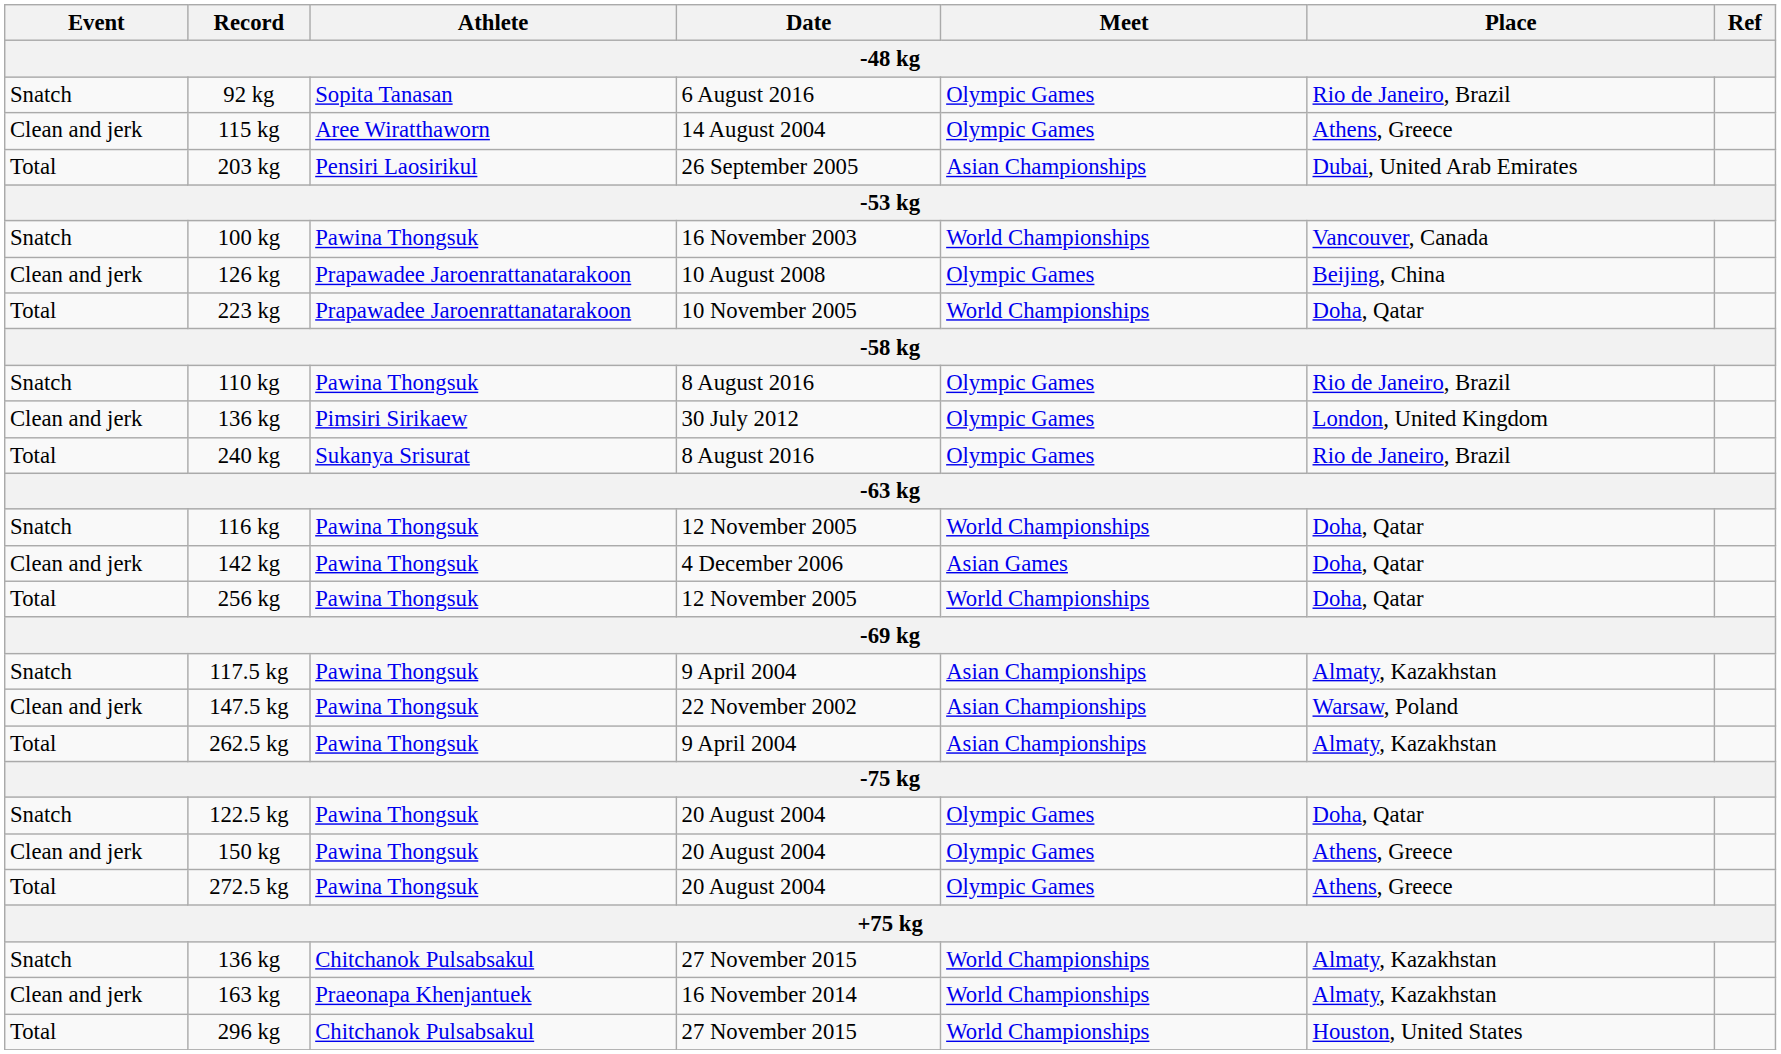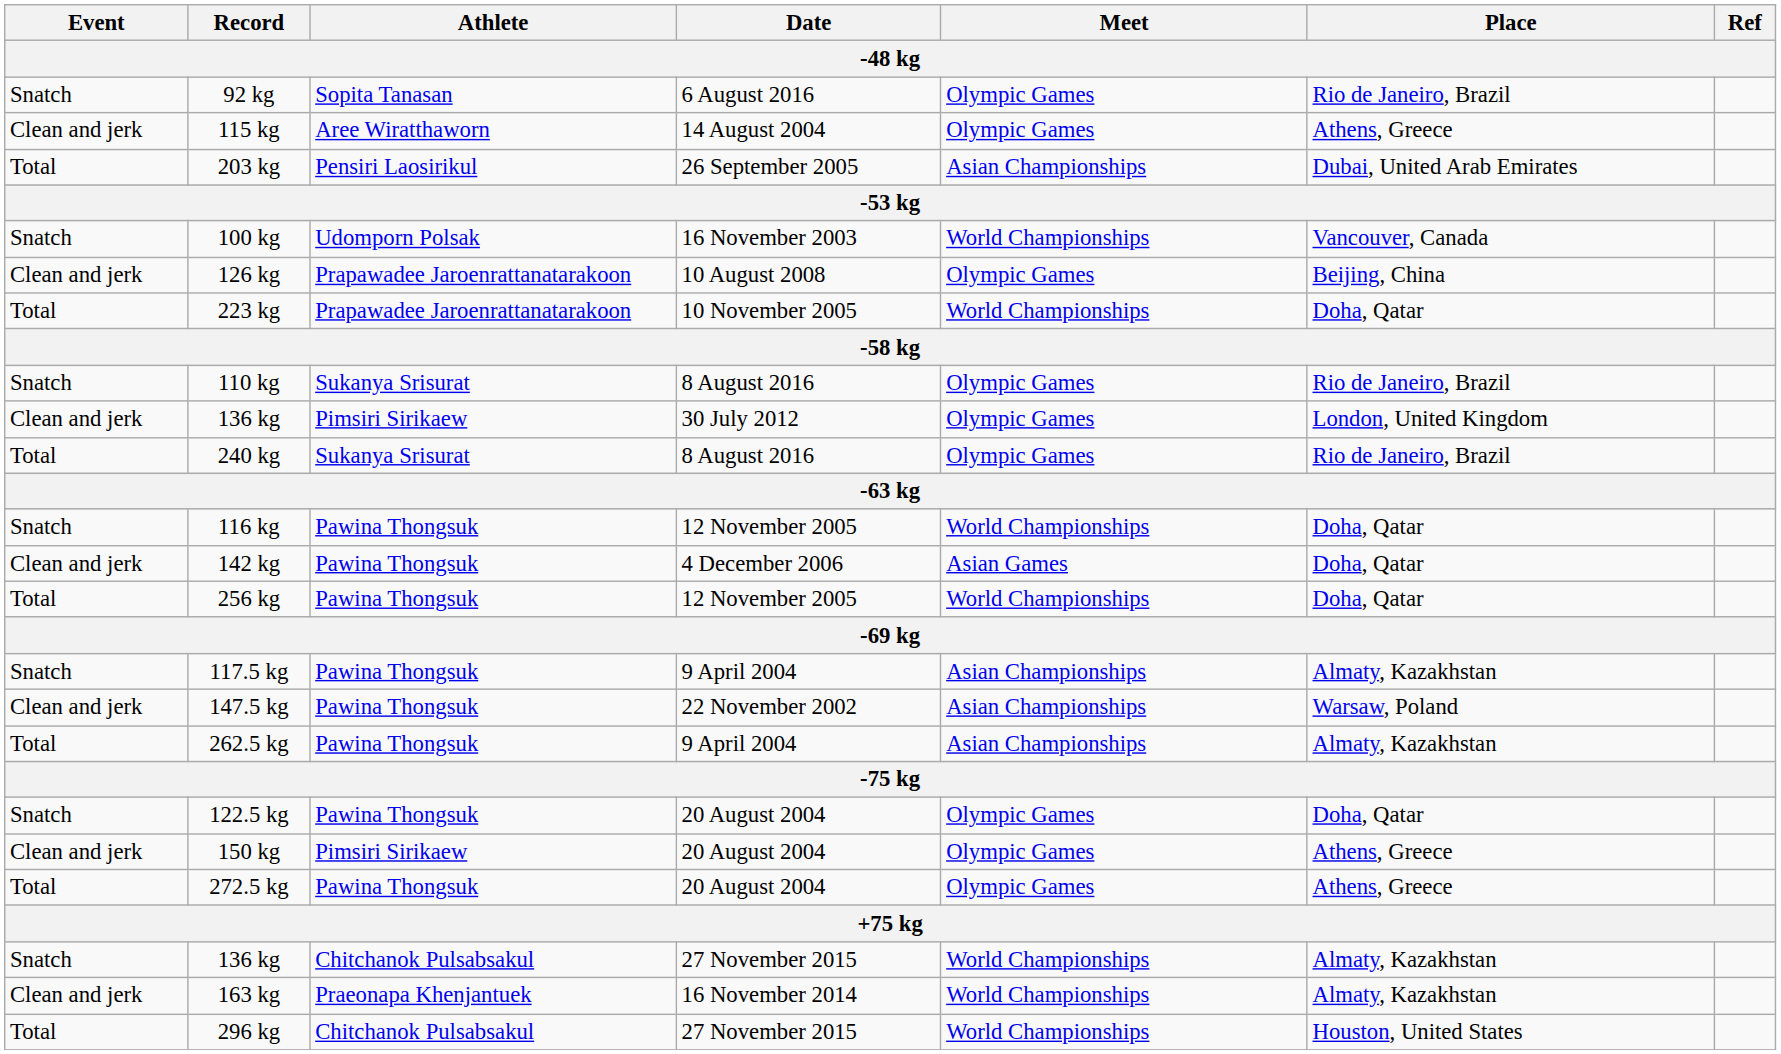(397, 238) Pawina Thongsuk -> (398, 238) Udomporn Polsak
(397, 382) Pawina Thongsuk -> (393, 382) Sukanya Srisurat
(397, 851) Pawina Thongsuk -> (391, 851) Pimsiri Sirikaew
